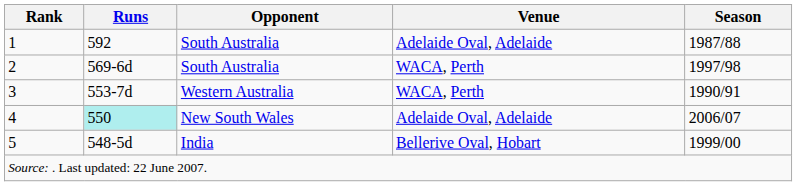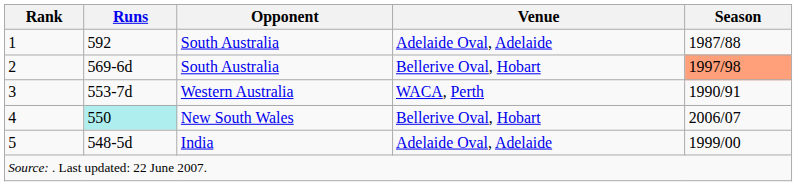(440, 67) WACA, Perth -> (468, 67) Bellerive Oval, Hobart
(715, 67) no background -> (715, 67) lightsalmon background
(474, 117) Adelaide Oval, Adelaide -> (468, 117) Bellerive Oval, Hobart
(468, 142) Bellerive Oval, Hobart -> (474, 142) Adelaide Oval, Adelaide
